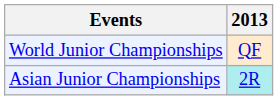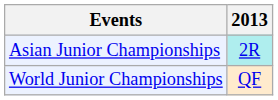rows swapped: (115, 80) <-> (116, 50)
